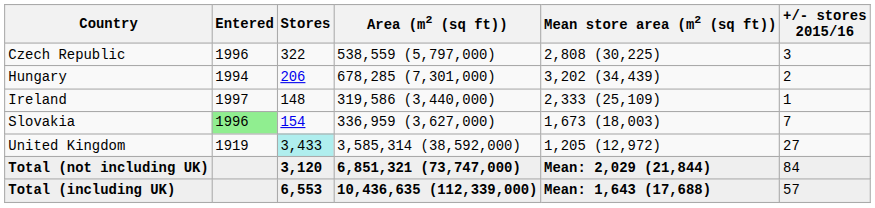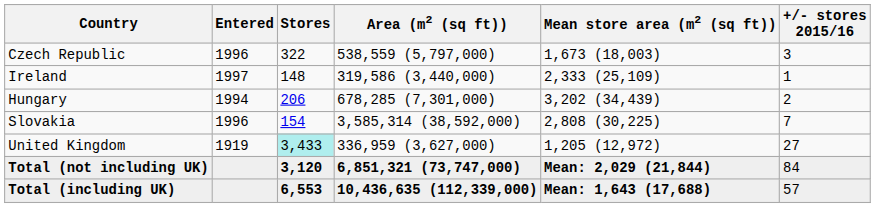(602, 55) 2,808 (30,225) -> (602, 55) 1,673 (18,003)
rows swapped: (38, 77) <-> (38, 100)
(232, 123) lightgreen background -> (232, 123) no background
(416, 123) 336,959 (3,627,000) -> (429, 123) 3,585,314 (38,592,000)
(602, 123) 1,673 (18,003) -> (602, 123) 2,808 (30,225)
(429, 145) 3,585,314 (38,592,000) -> (416, 145) 336,959 (3,627,000)
